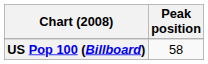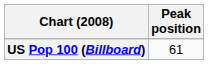(176, 49) 58 -> (176, 49) 61
